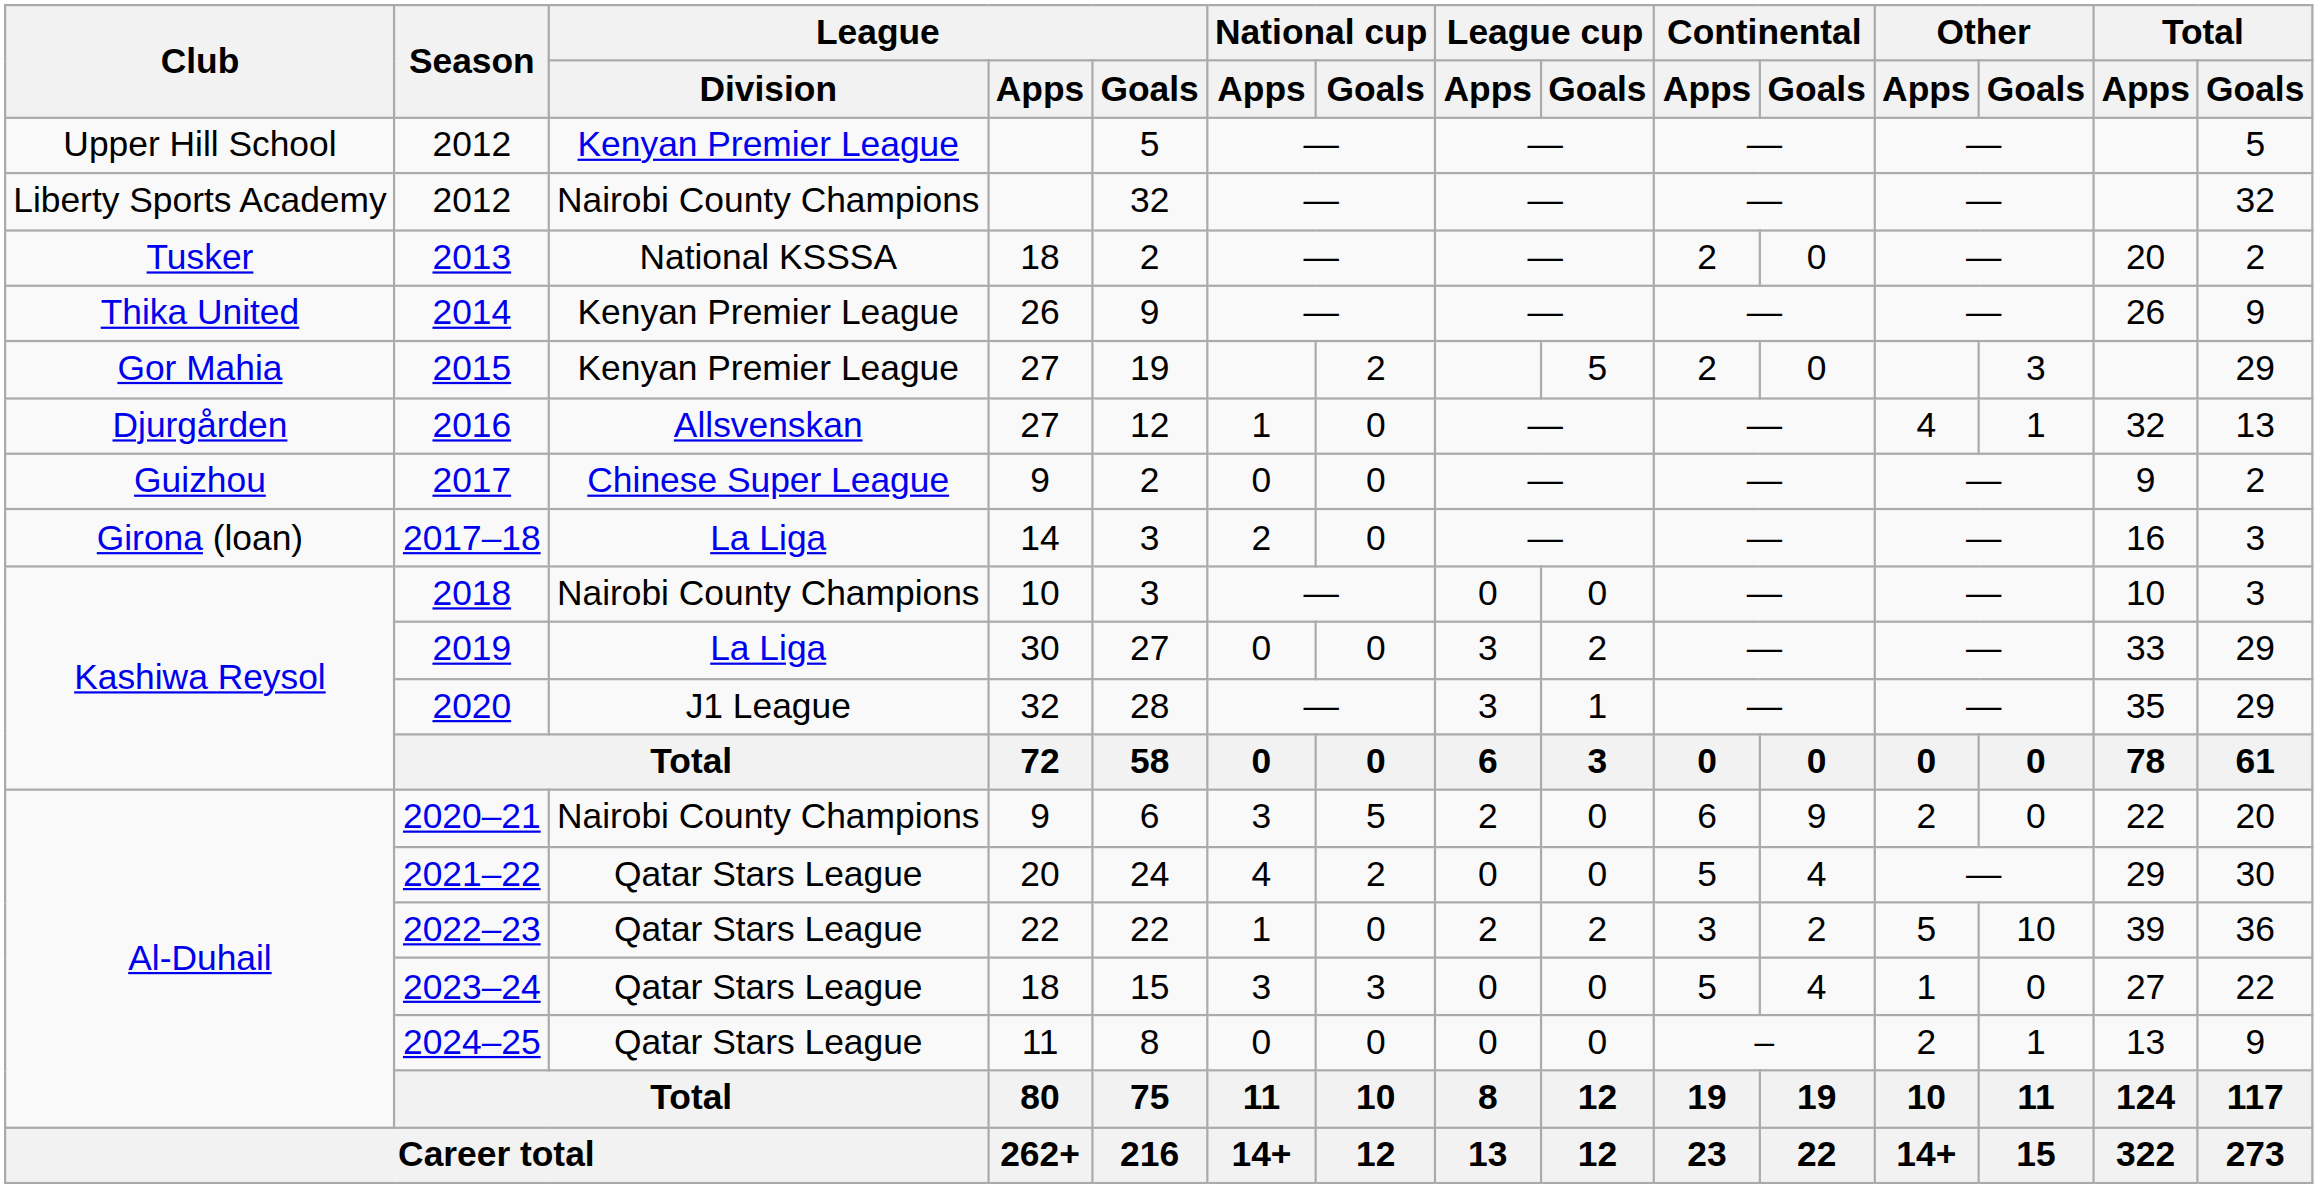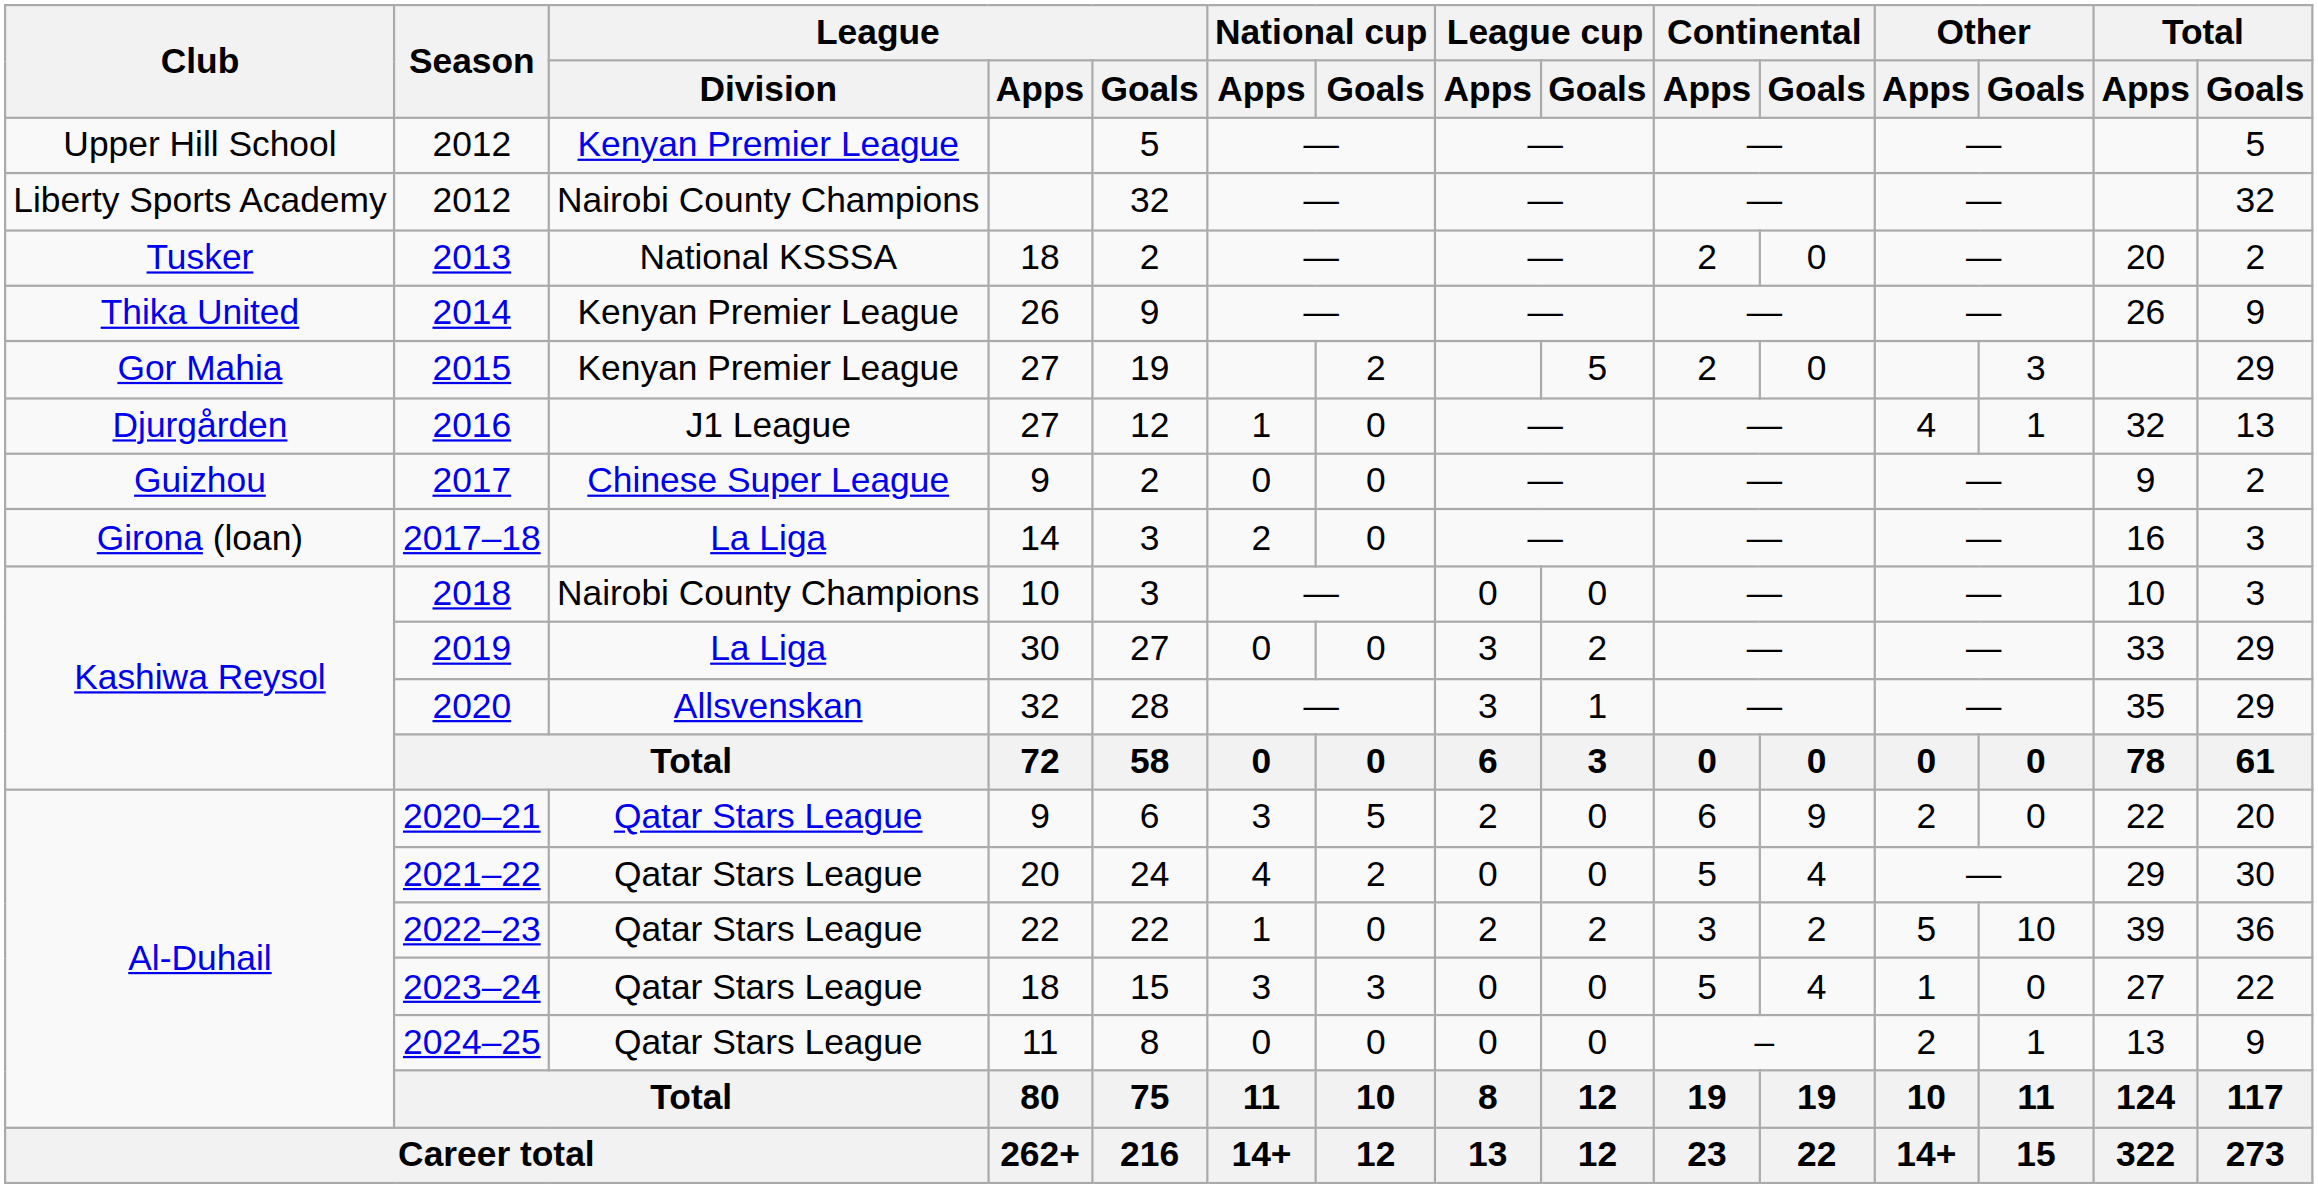(768, 425) Allsvenskan -> (768, 425) J1 League
(768, 705) J1 League -> (768, 705) Allsvenskan
(768, 817) Nairobi County Champions -> (768, 817) Qatar Stars League
